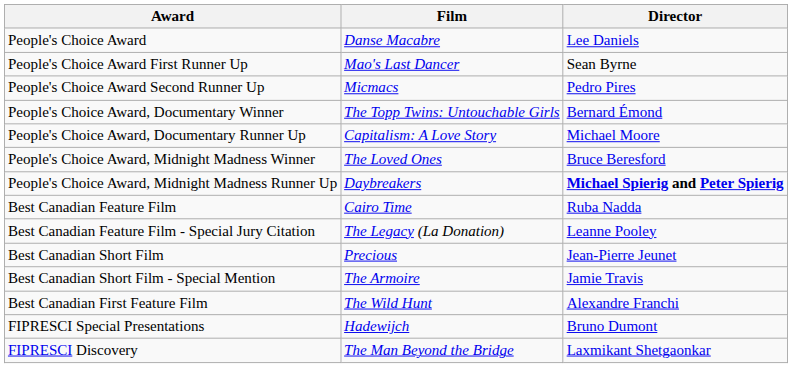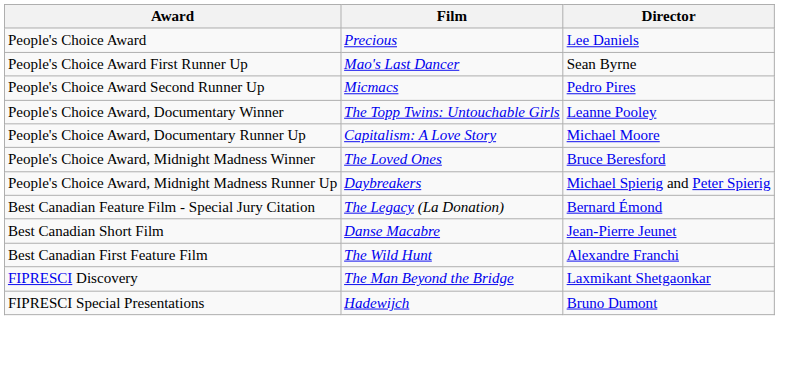(392, 40) Danse Macabre -> (371, 40) Precious
(614, 111) Bernard Émond -> (612, 111) Leanne Pooley
(675, 183) bold -> (669, 183) normal
- row: (92, 207)
(612, 231) Leanne Pooley -> (614, 207) Bernard Émond
(371, 254) Precious -> (392, 231) Danse Macabre
- row: (142, 278)
rows swapped: (73, 350) <-> (106, 326)
